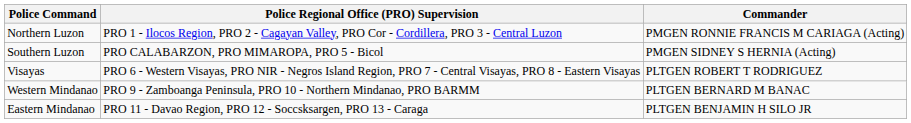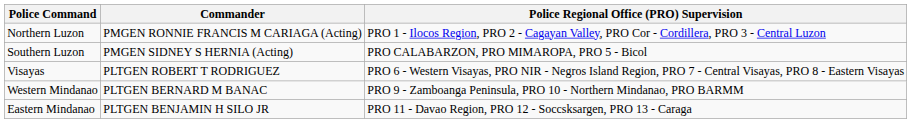columns swapped: (372, 14) <-> (775, 14)
